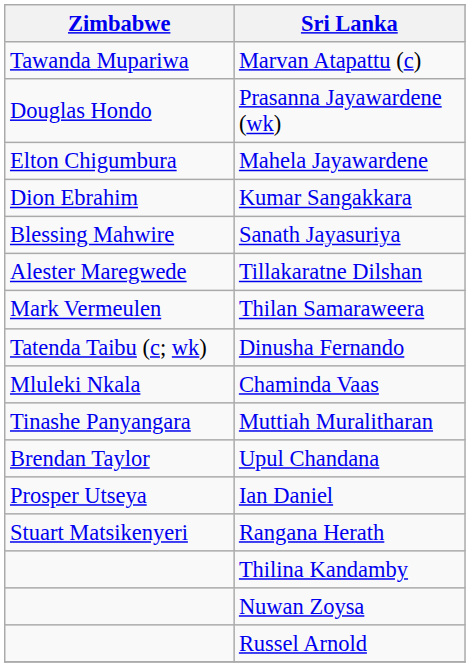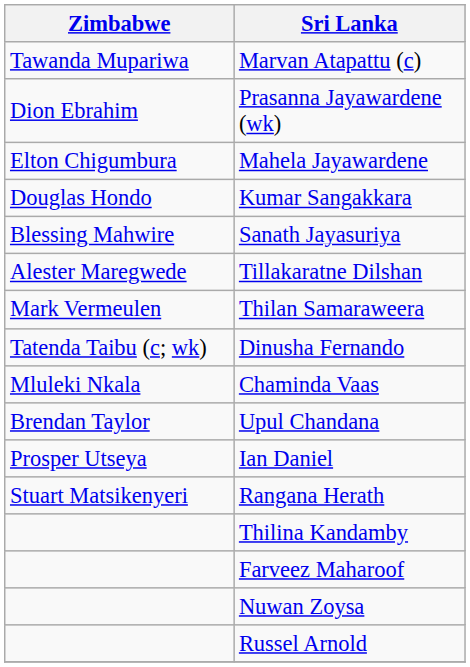(81, 110) Douglas Hondo -> (74, 110) Dion Ebrahim
(74, 198) Dion Ebrahim -> (81, 198) Douglas Hondo
- row: (336, 420)
+ row: (322, 569)
